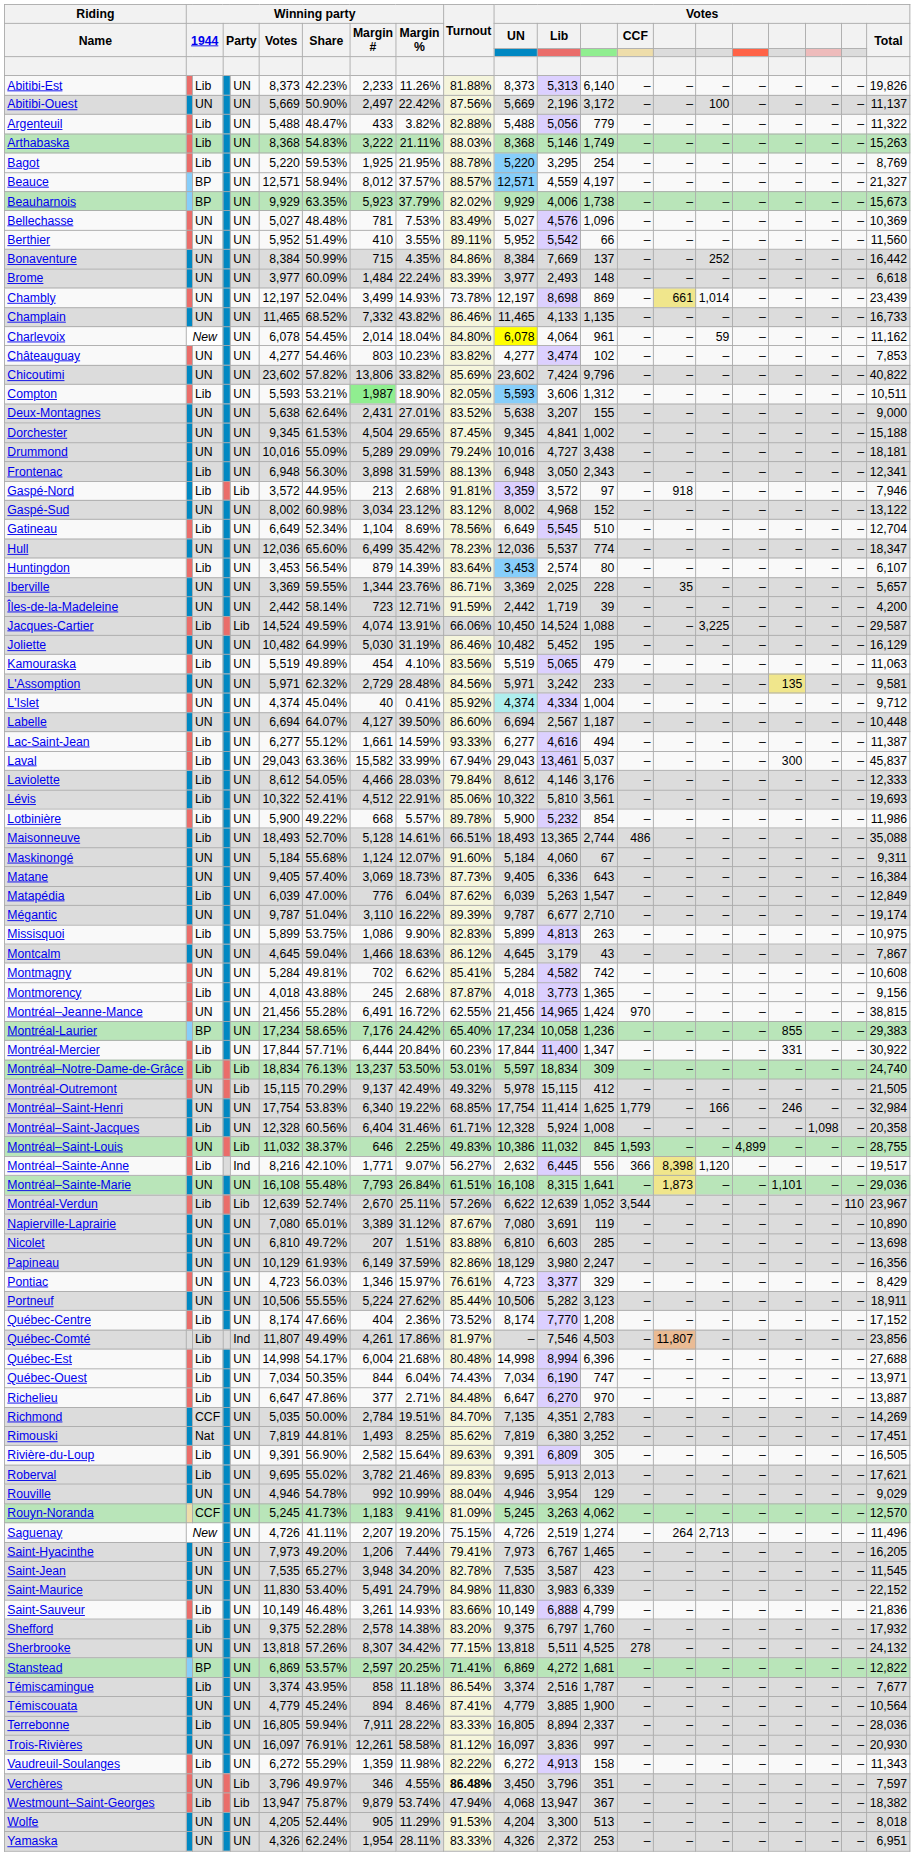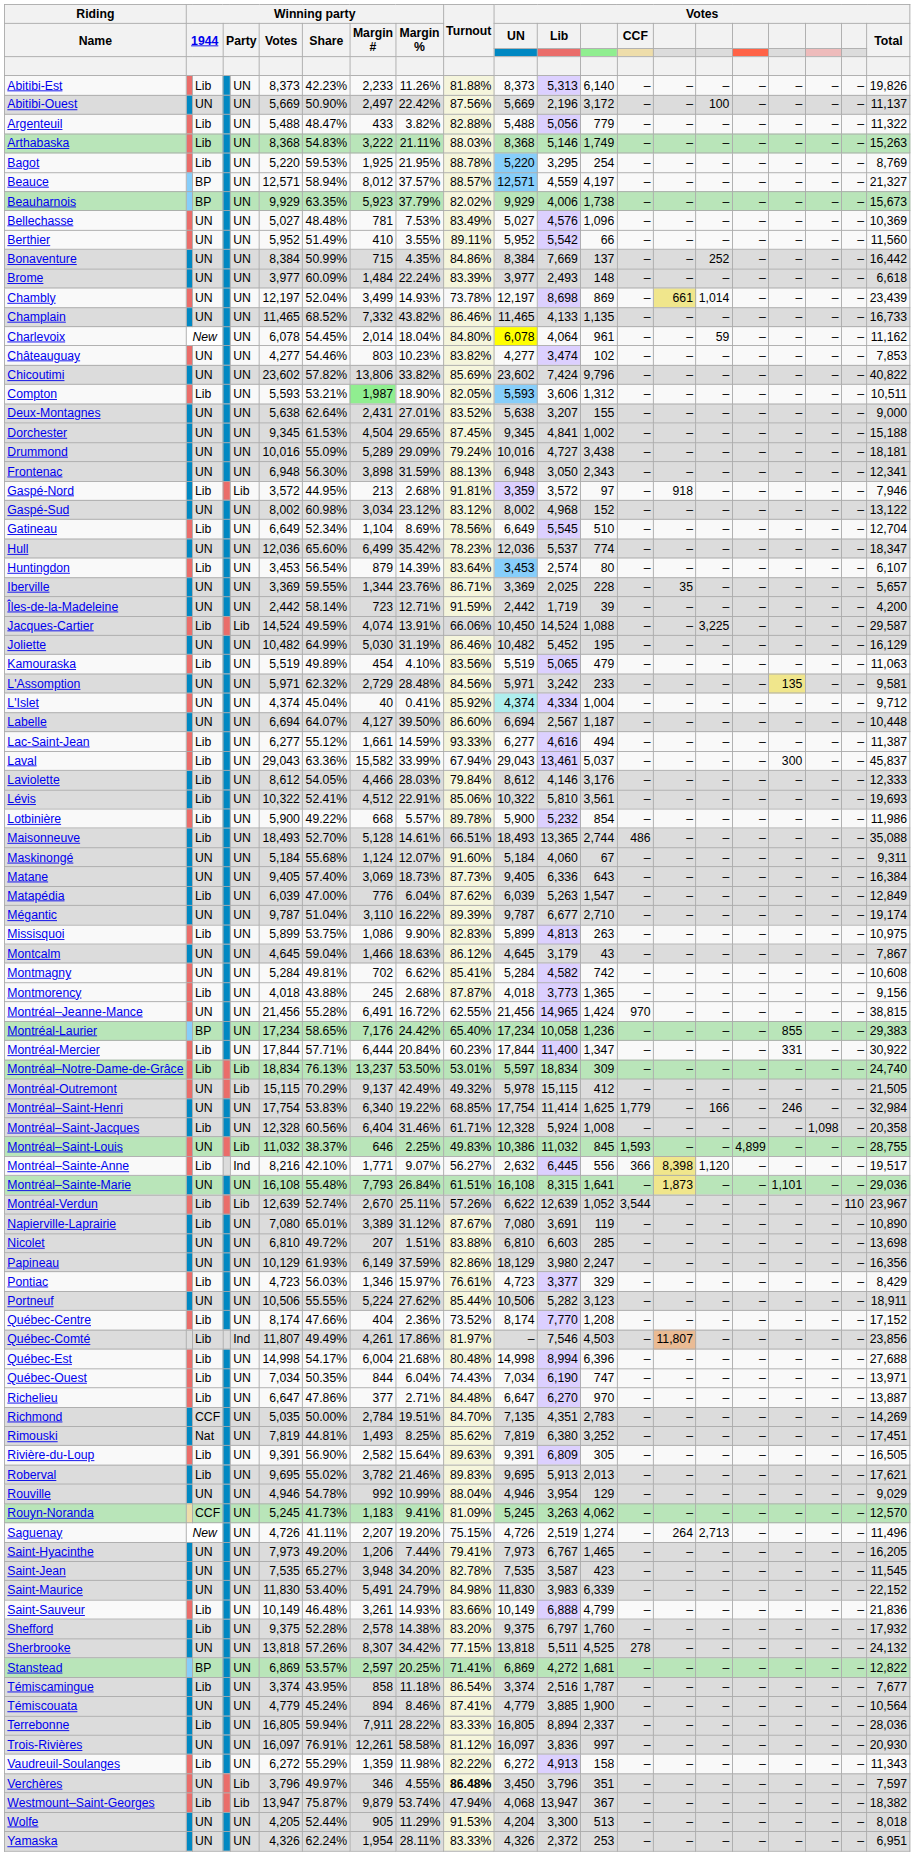(203, 471) Lib -> (204, 471) UN
(204, 1223) UN -> (203, 1223) Lib
(204, 1281) UN -> (203, 1281) Lib
